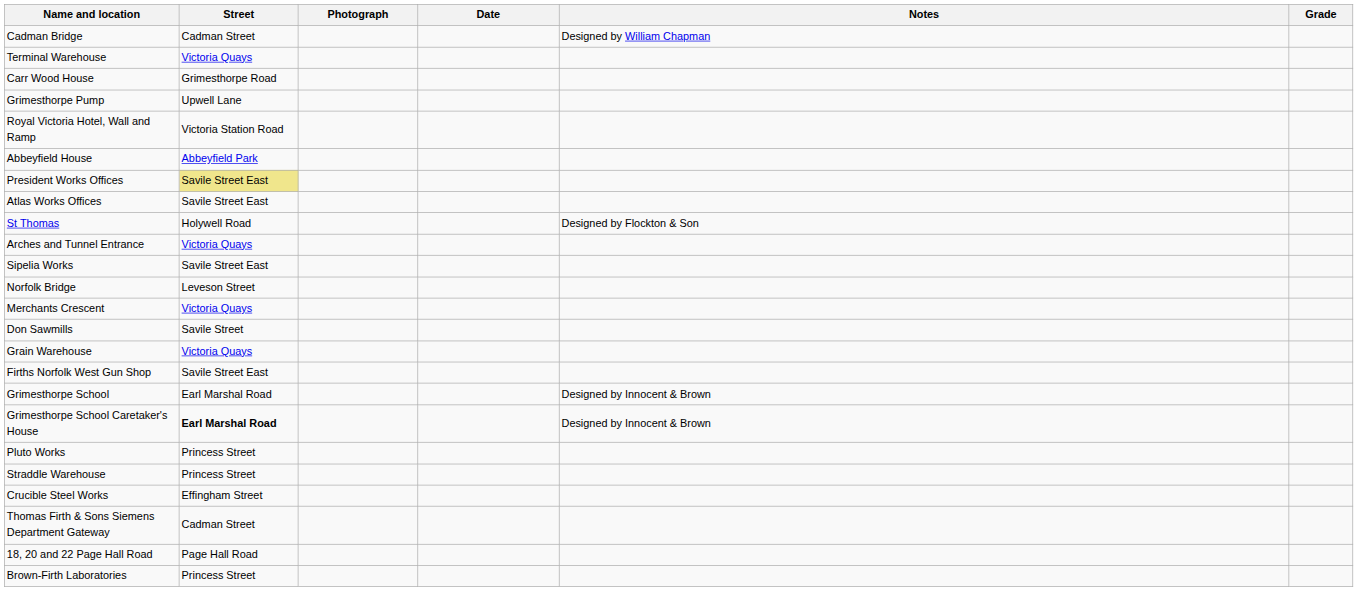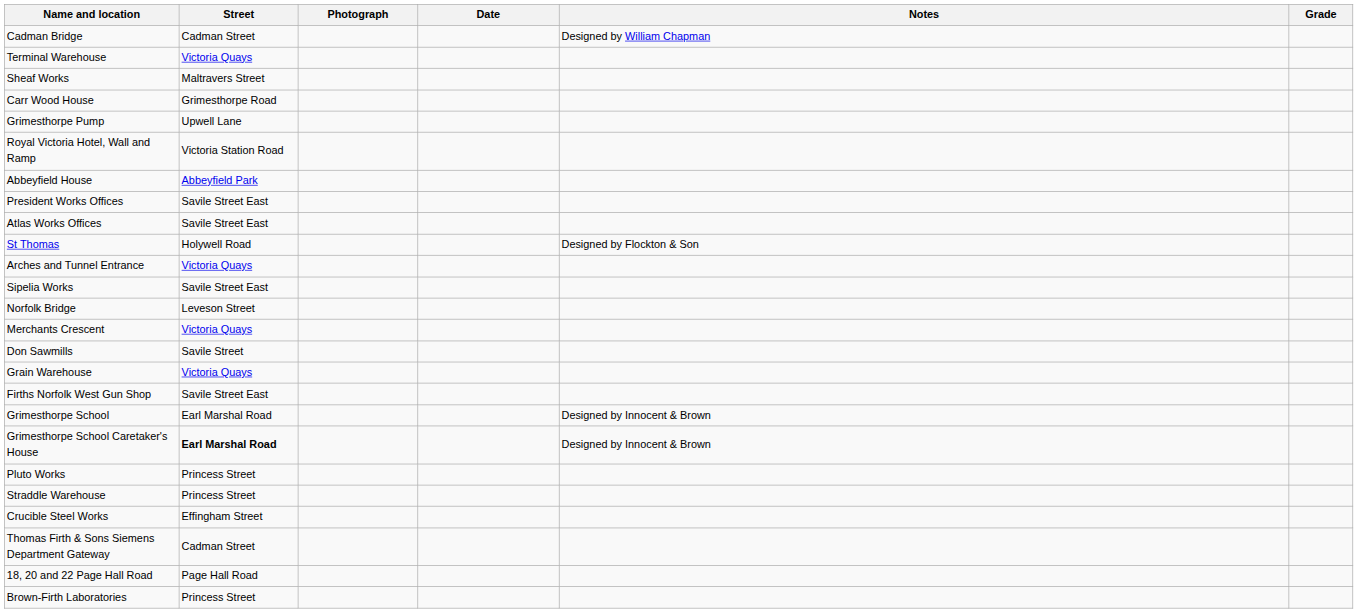+ row: (38, 79)
(225, 180) khaki background -> (225, 202) no background
